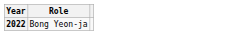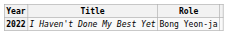+ column: (93, 11)
